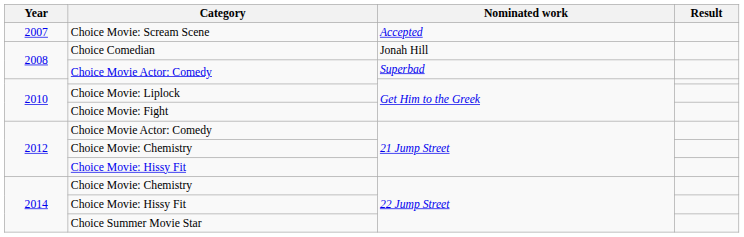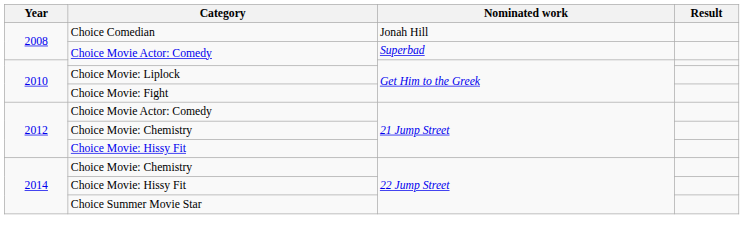- row: (140, 32)
